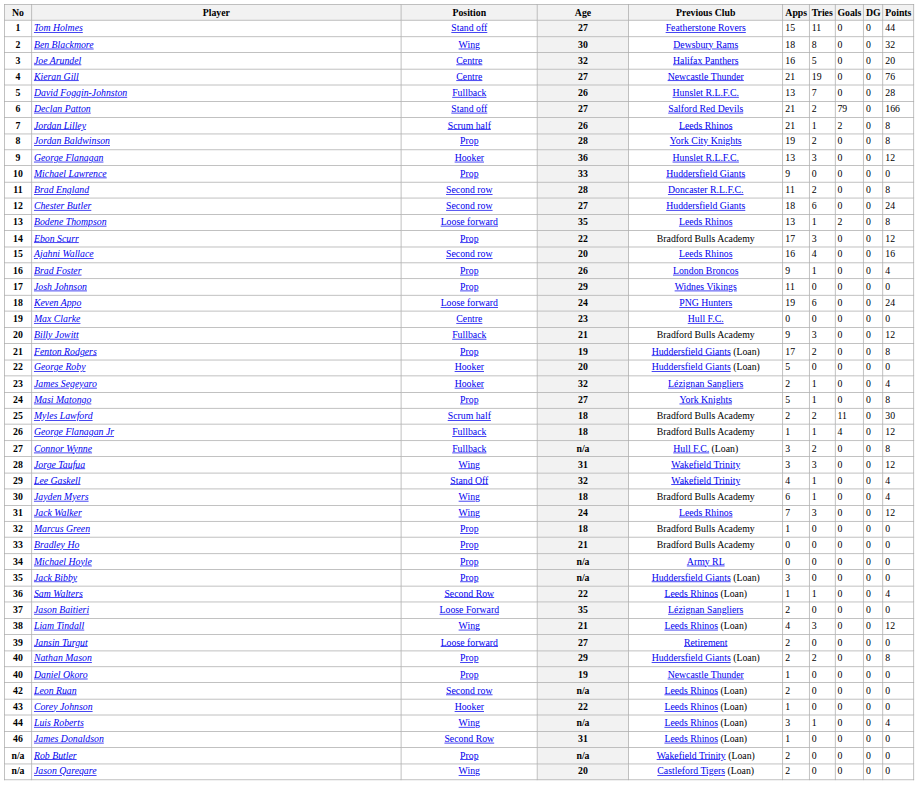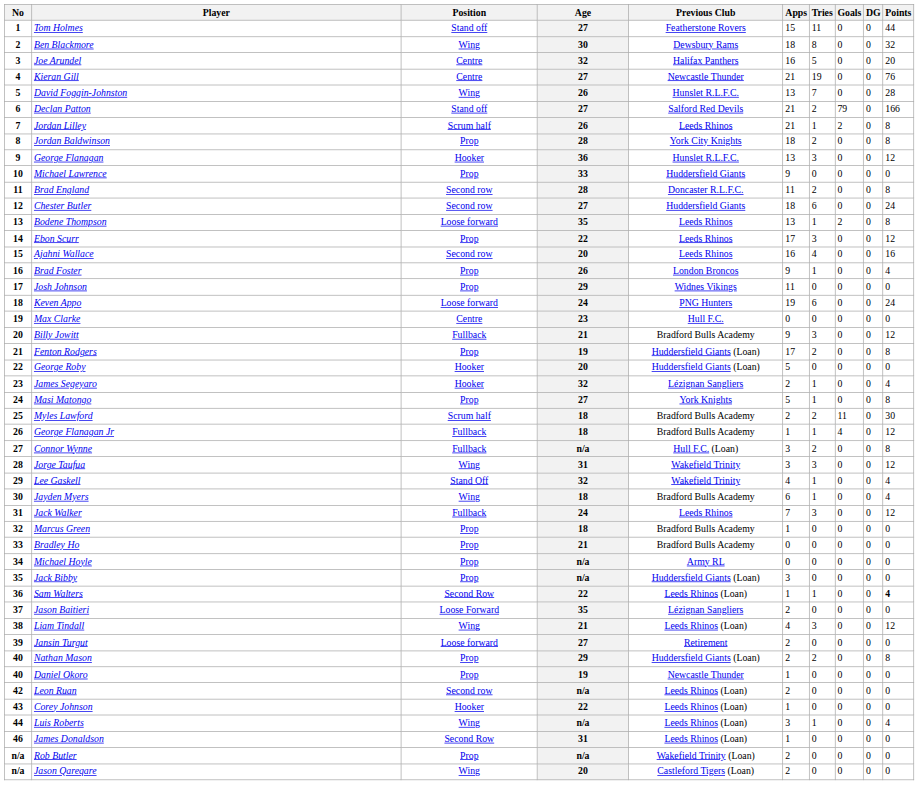(469, 92) Fullback -> (469, 92) Wing
(790, 141) 19 -> (790, 141) 18
(706, 238) Bradford Bulls Academy -> (706, 238) Leeds Rhinos
(469, 512) Wing -> (469, 512) Fullback
(888, 593) normal -> (888, 593) bold
